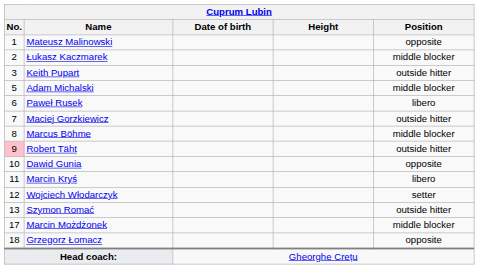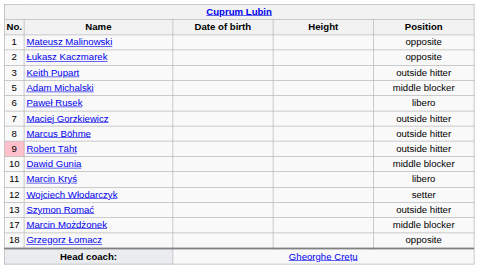(424, 57) middle blocker -> (424, 57) opposite
(424, 133) middle blocker -> (424, 133) outside hitter
(424, 164) opposite -> (424, 164) middle blocker
